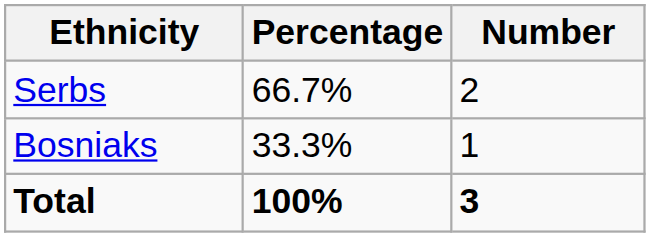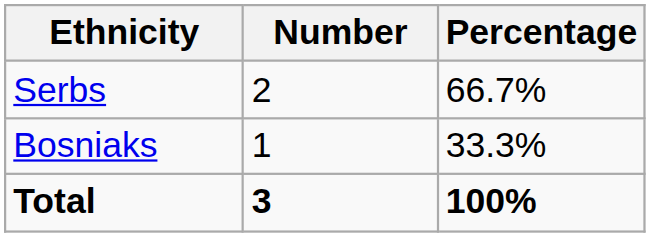columns swapped: (548, 32) <-> (347, 32)
